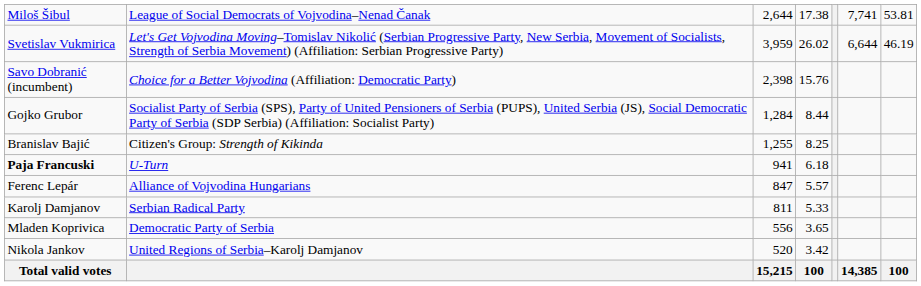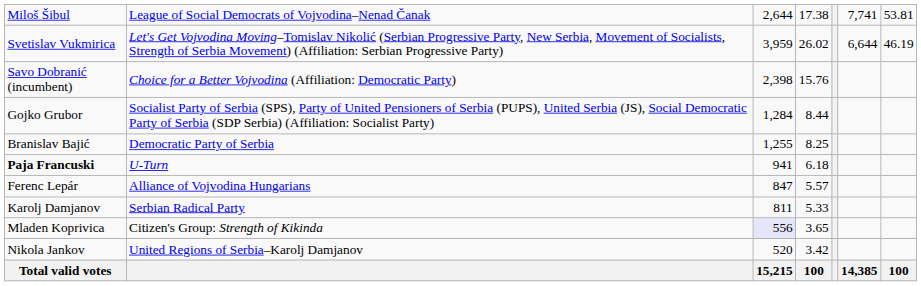(226, 144) Citizen's Group: Strength of Kikinda -> (202, 144) Democratic Party of Serbia
(202, 228) Democratic Party of Serbia -> (226, 228) Citizen's Group: Strength of Kikinda
(783, 228) no background -> (783, 228) lavender background
